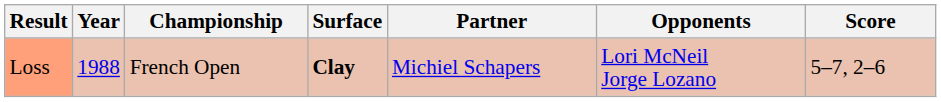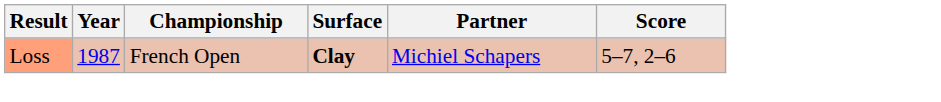- column: (701, 21)
(99, 67) 1988 -> (99, 55) 1987
